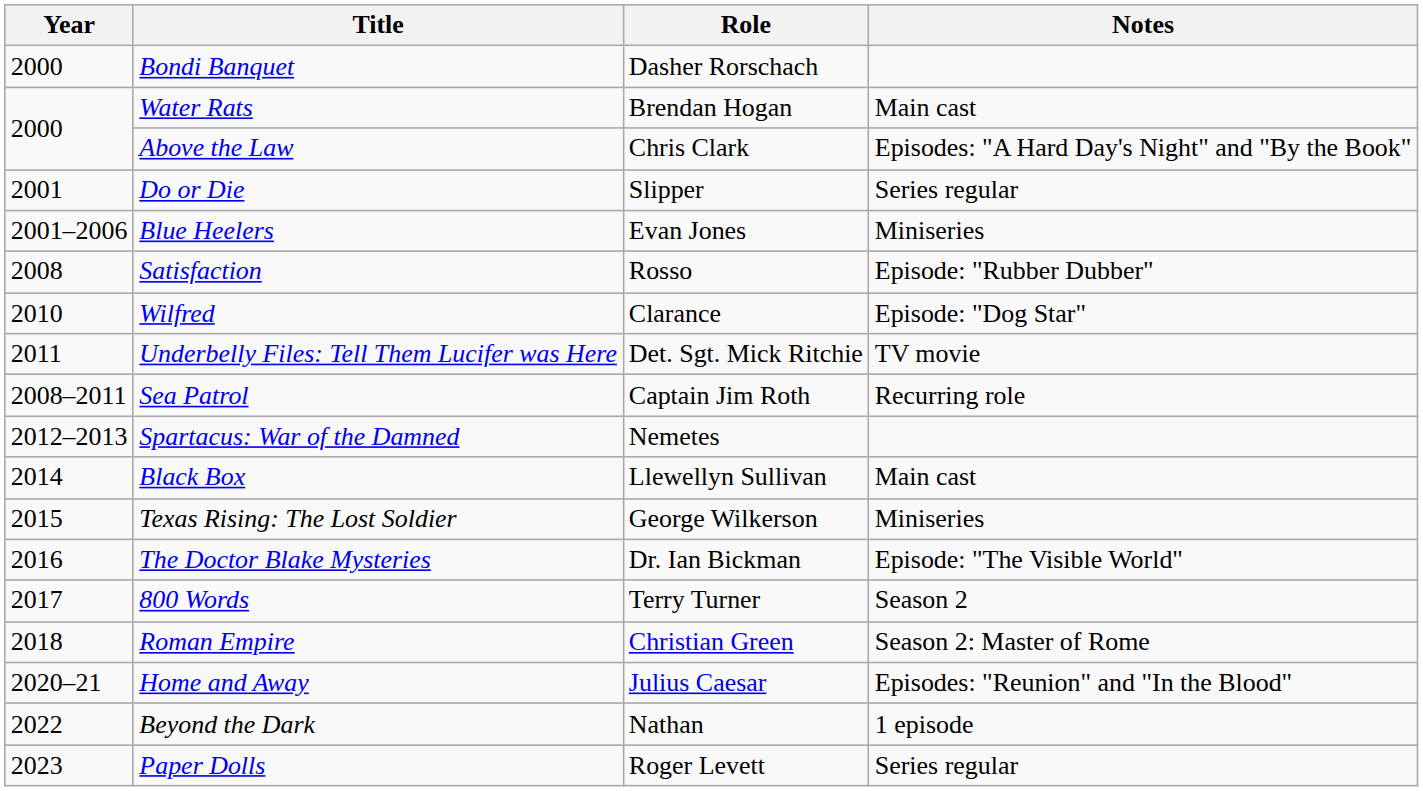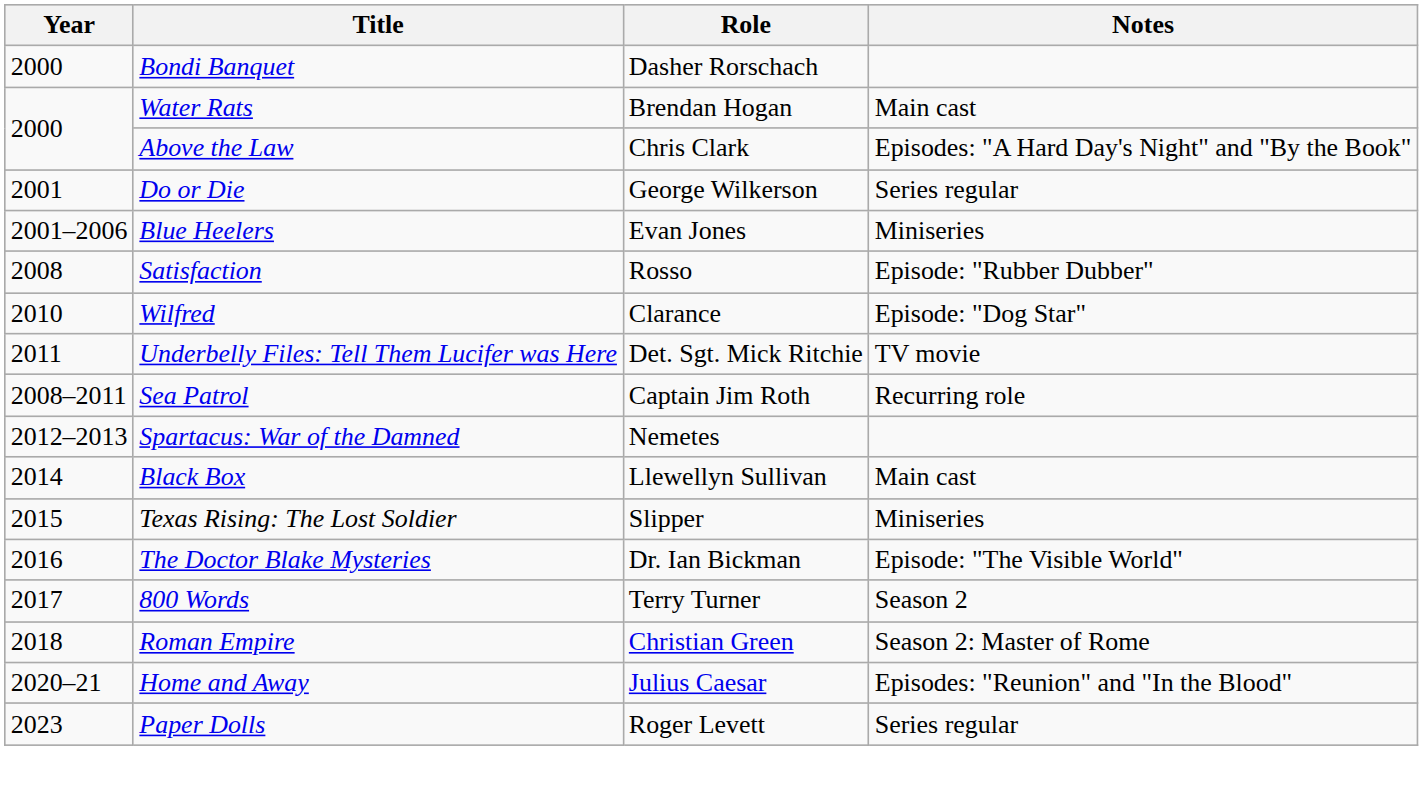(666, 189) Slipper -> (723, 189) George Wilkerson
(723, 518) George Wilkerson -> (666, 518) Slipper
- row: (227, 723)
